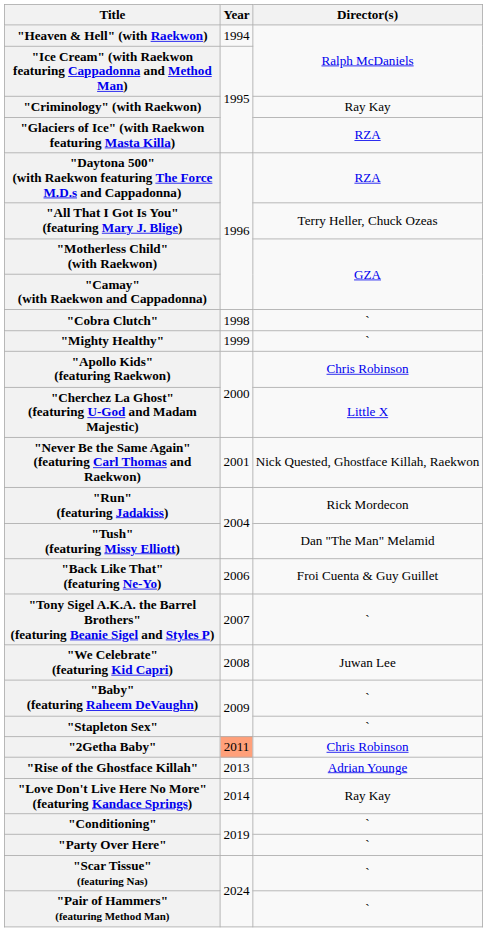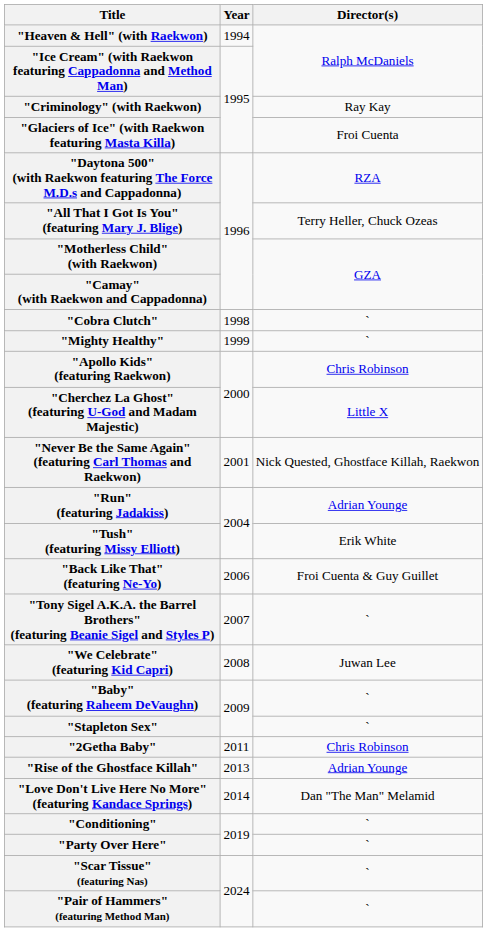(368, 135) RZA -> (368, 135) Froi Cuenta
(368, 505) Rick Mordecon -> (368, 505) Adrian Younge
(368, 541) Dan "The Man" Melamid -> (368, 541) Erik White
(237, 747) lightsalmon background -> (237, 747) no background
(368, 796) Ray Kay -> (368, 796) Dan "The Man" Melamid
